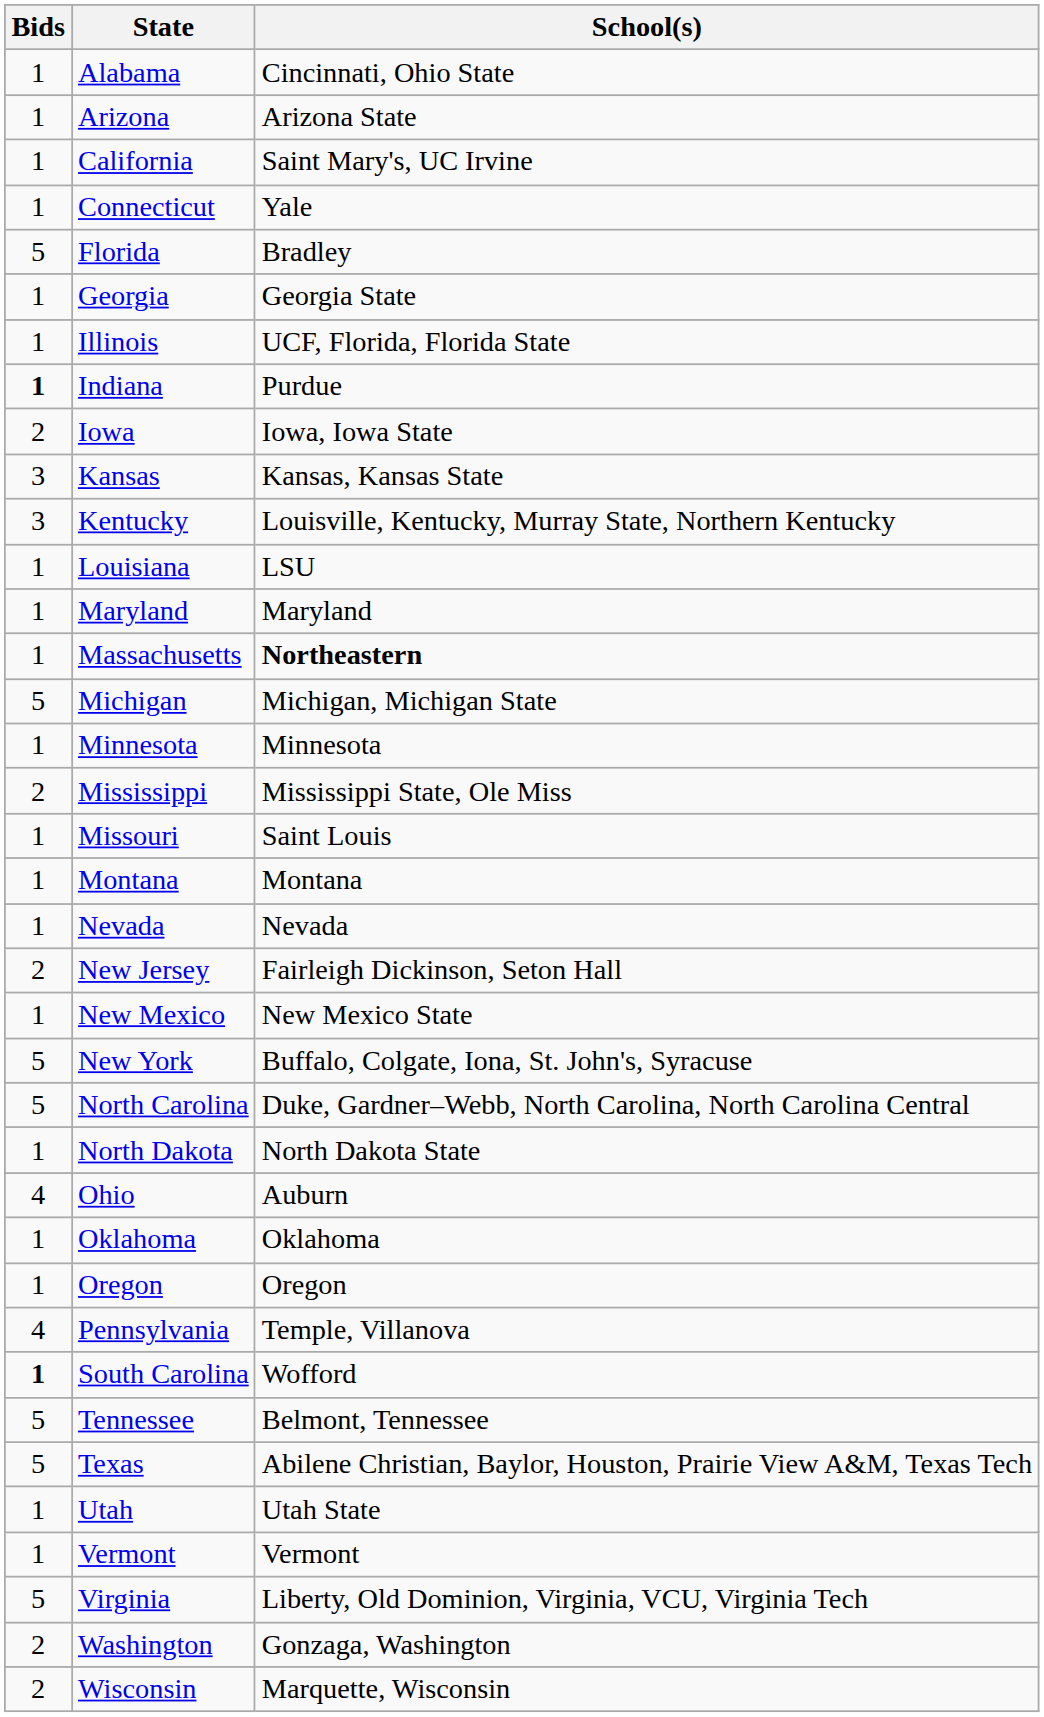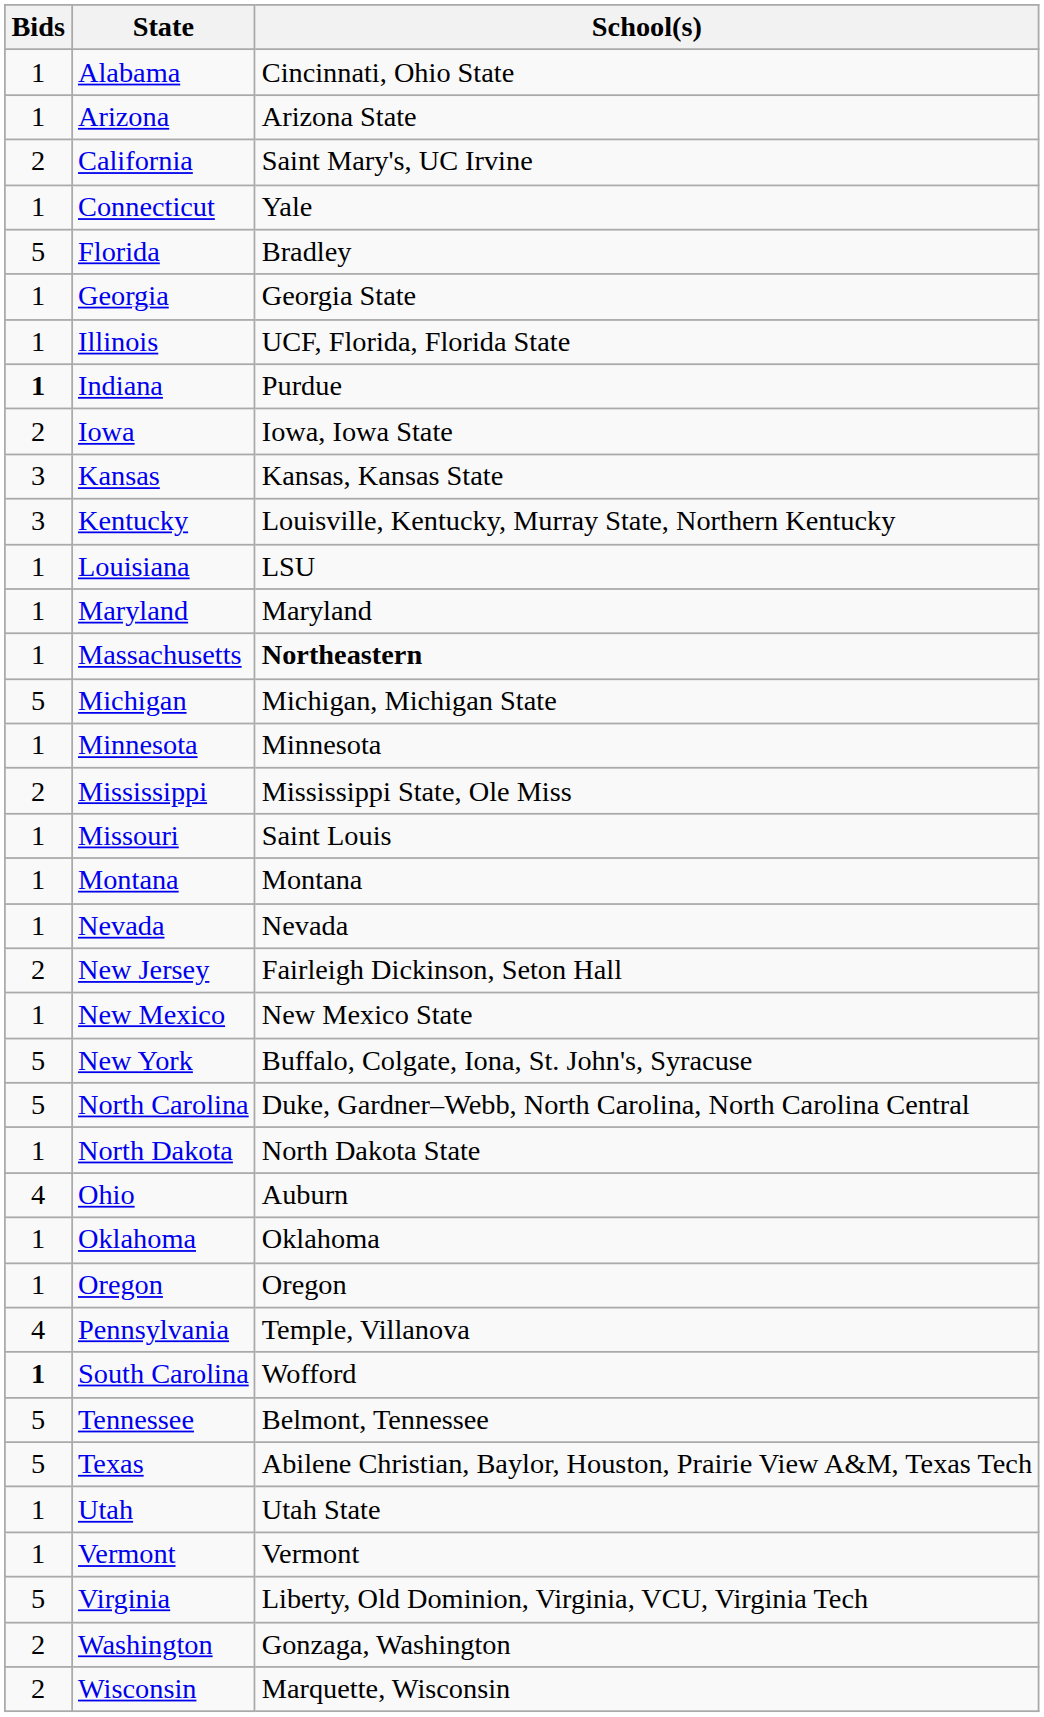(38, 161) 1 -> (38, 161) 2
